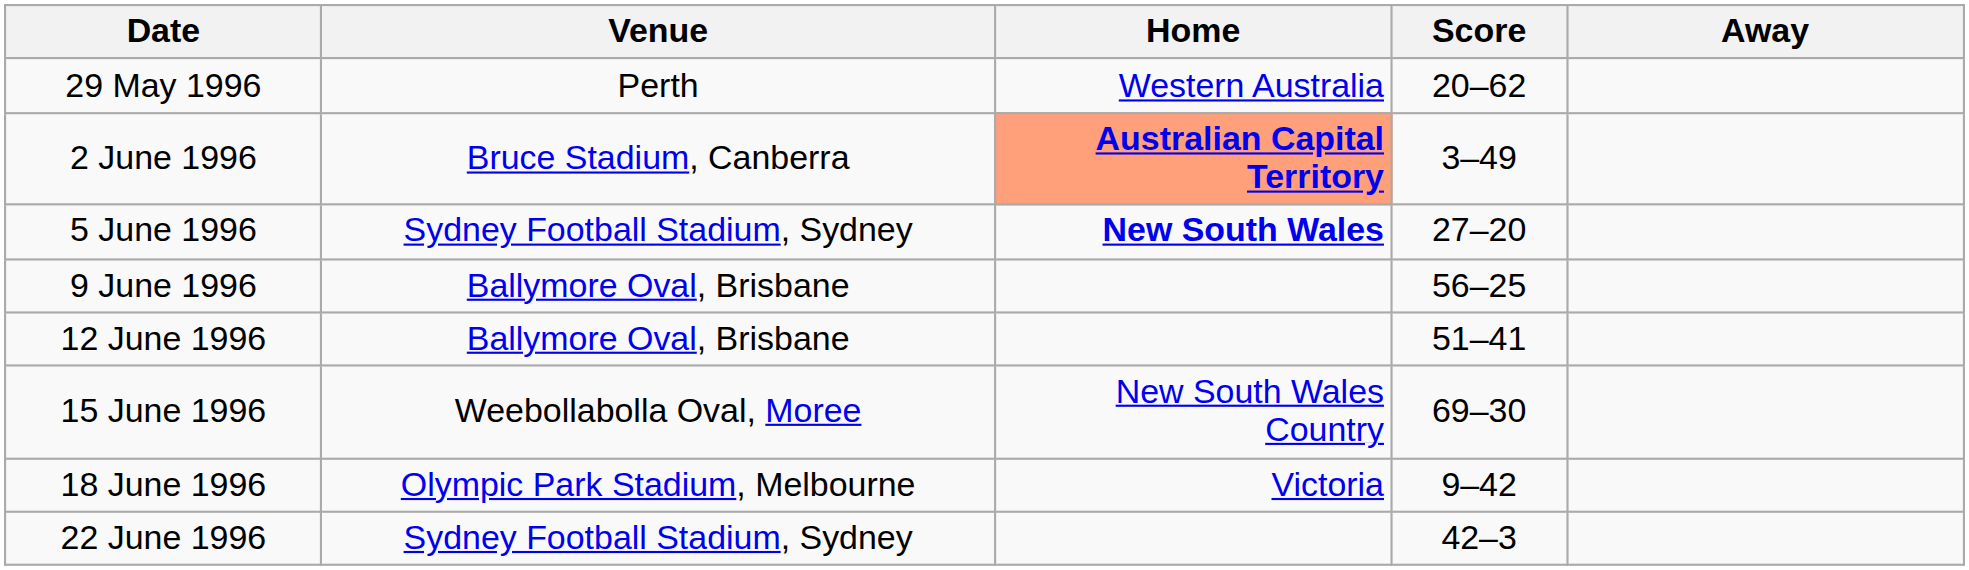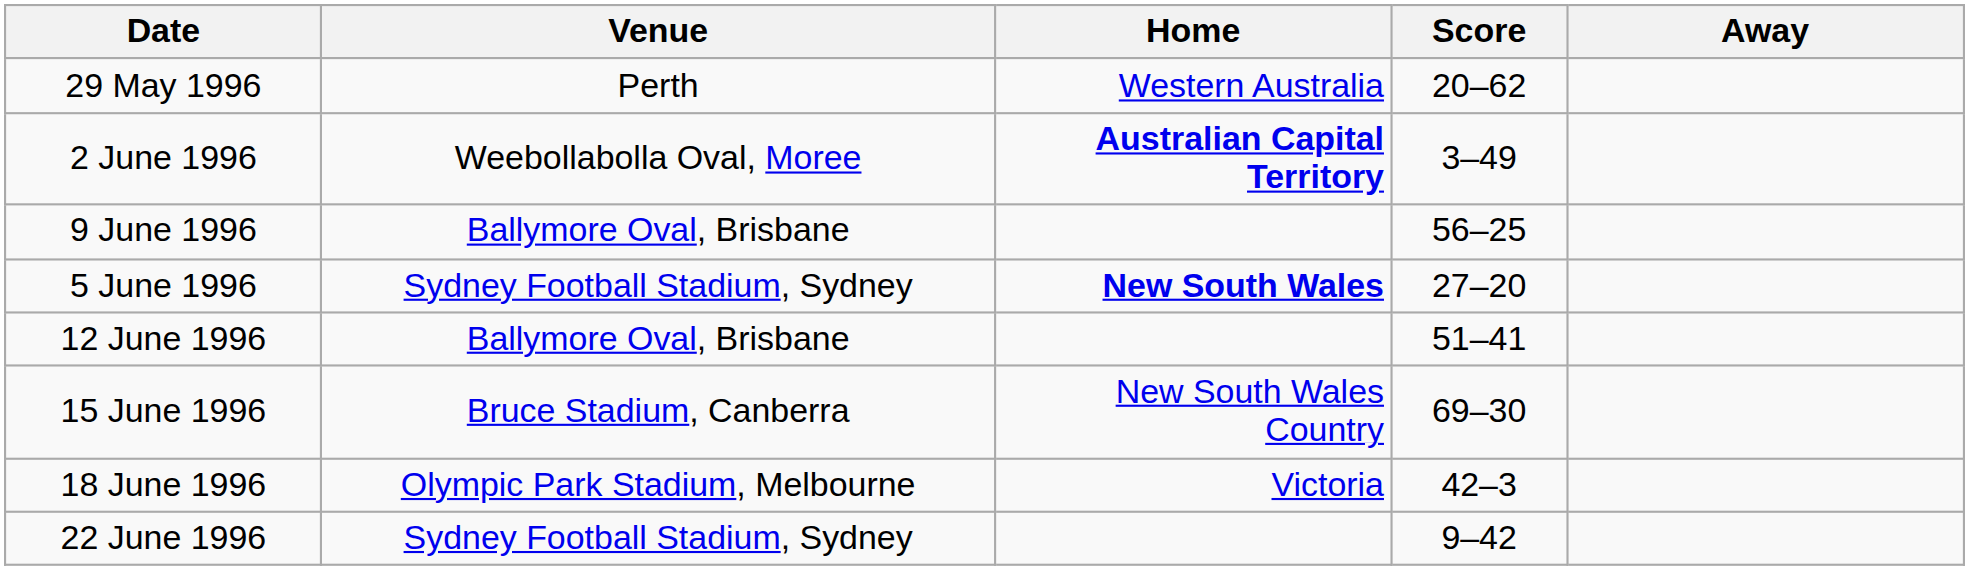(658, 158) Bruce Stadium, Canberra -> (658, 158) Weebollabolla Oval, Moree
(1240, 158) lightsalmon background -> (1240, 158) no background
rows swapped: (163, 230) <-> (163, 284)
(658, 411) Weebollabolla Oval, Moree -> (658, 411) Bruce Stadium, Canberra
(1479, 484) 9–42 -> (1479, 484) 42–3
(1479, 538) 42–3 -> (1479, 538) 9–42
